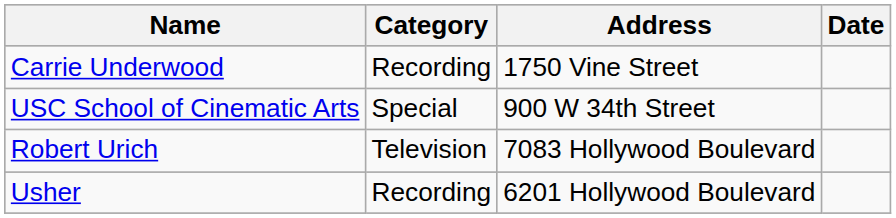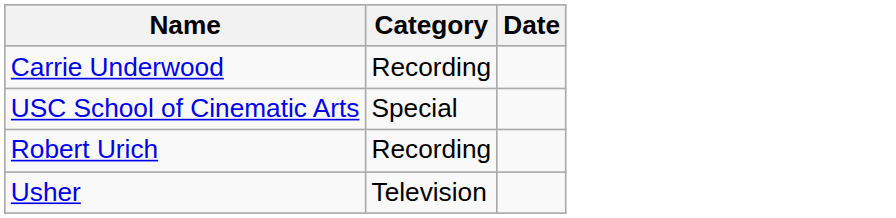- column: (659, 25)
(429, 150) Television -> (431, 150) Recording
(431, 191) Recording -> (429, 191) Television
